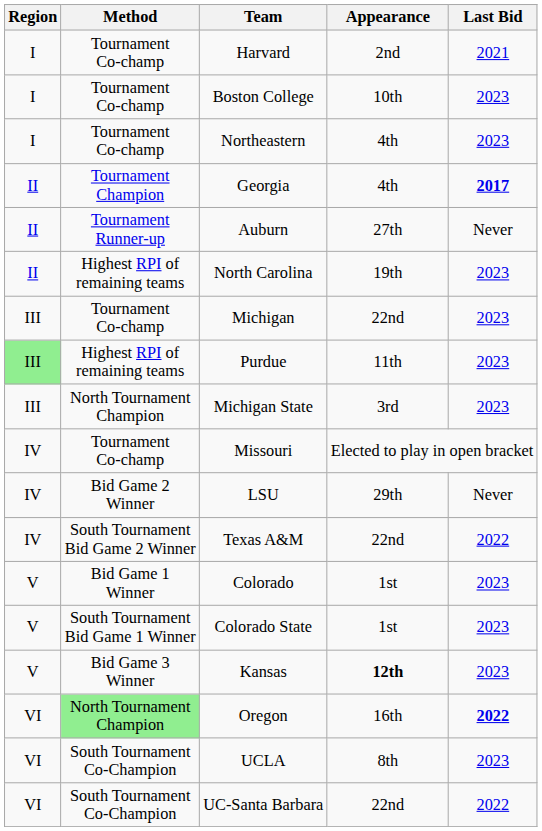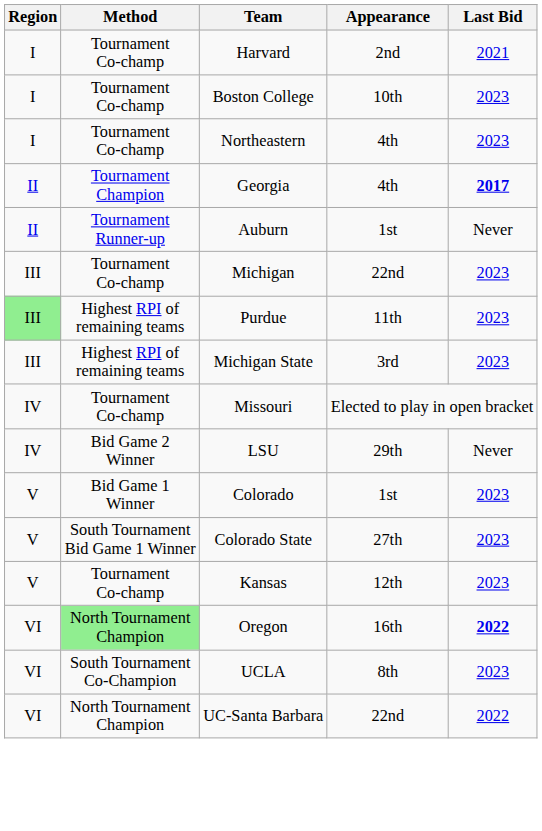(388, 229) 27th -> (388, 229) 1st
- row: (263, 273)
(130, 406) North Tournament Champion -> (130, 362) Highest RPI of remaining teams
- row: (263, 539)
(388, 627) 1st -> (388, 539) 27th
(130, 671) Bid Game 3 Winner -> (130, 583) Tournament Co-champ
(388, 671) bold -> (388, 583) normal
(130, 804) South Tournament Co-Champion -> (130, 716) North Tournament Champion
